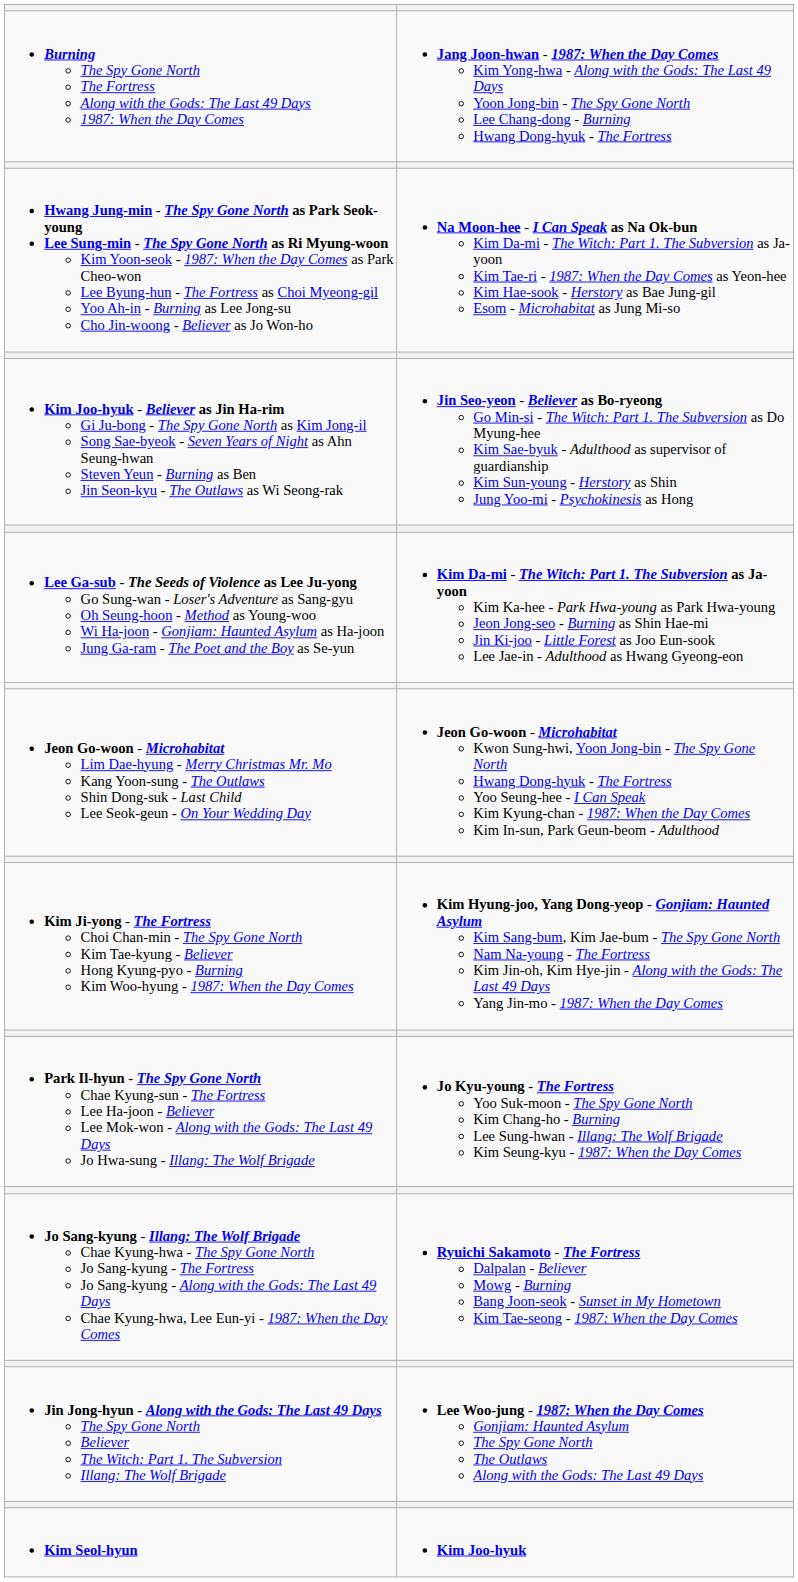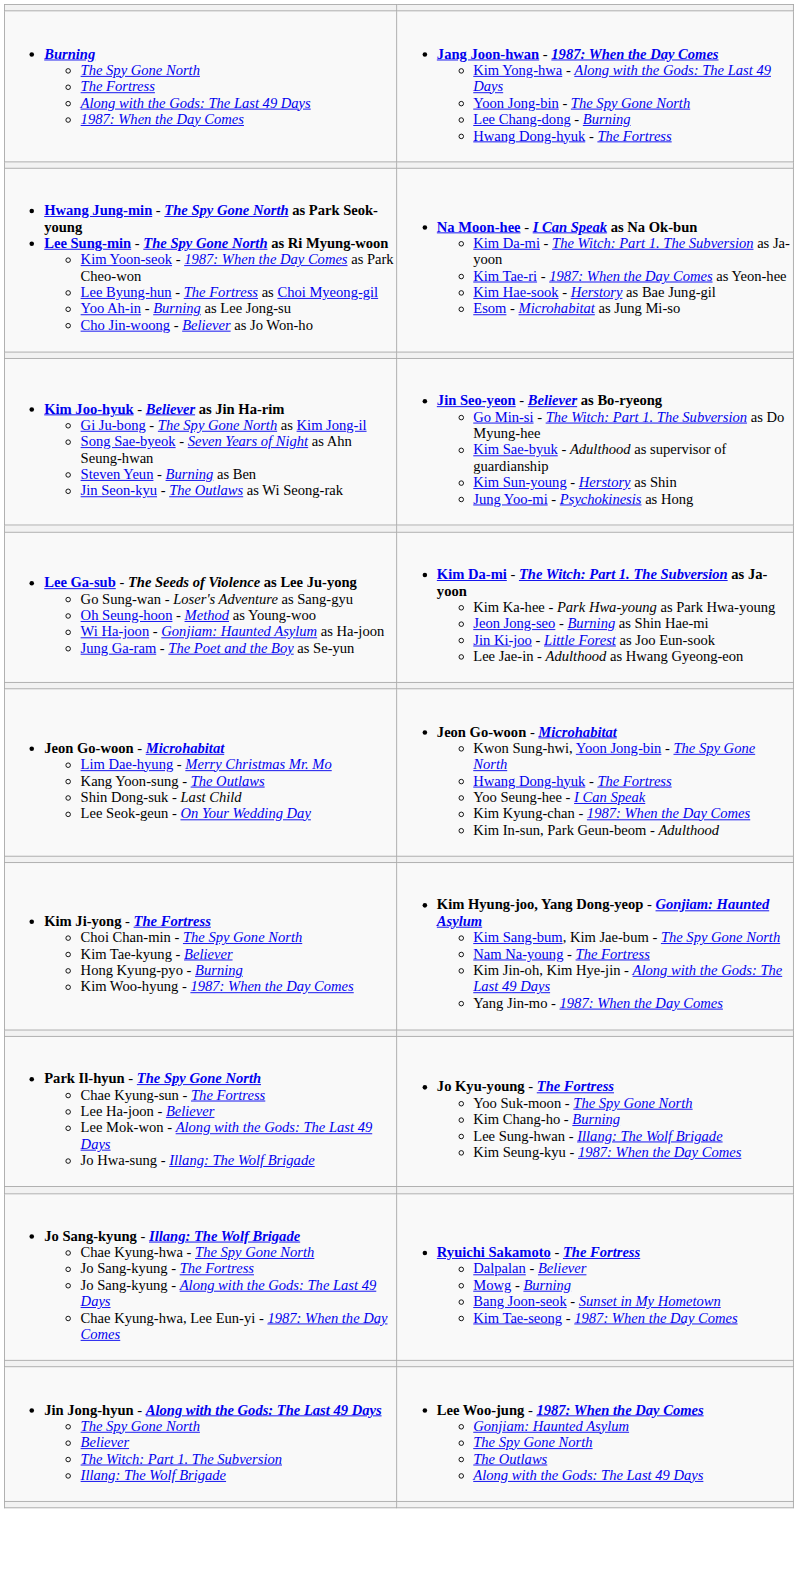- row: (201, 1550)
